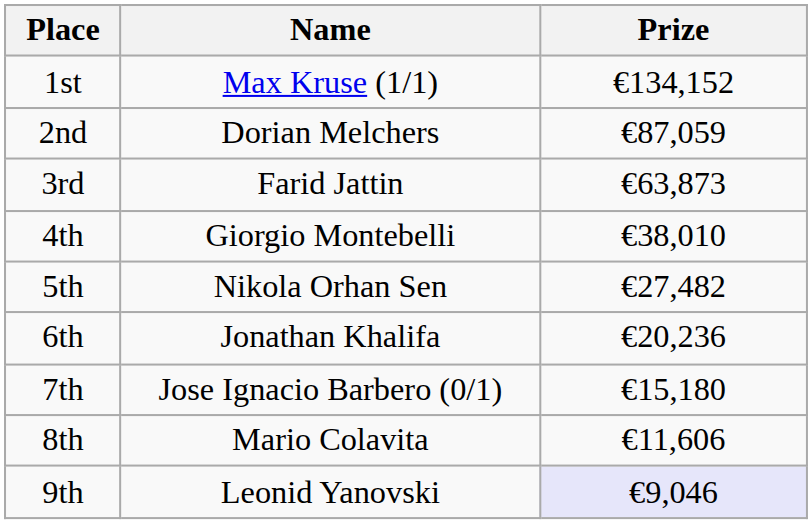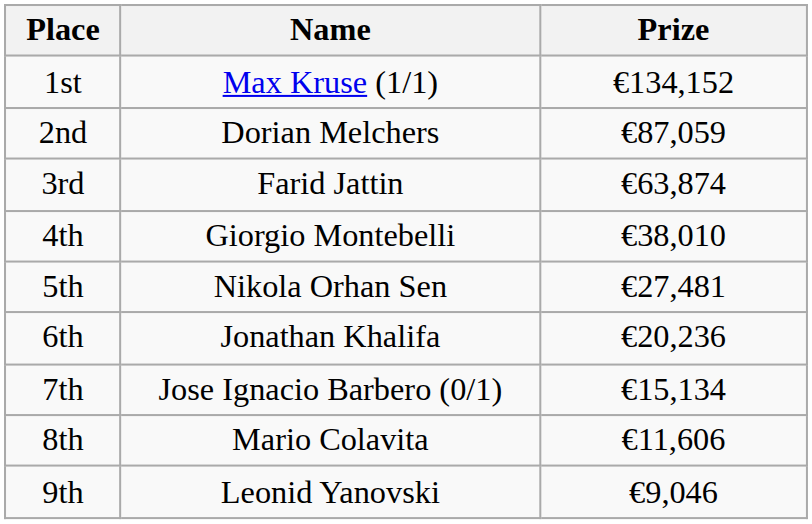(674, 183) €63,873 -> (674, 183) €63,874
(674, 286) €27,482 -> (674, 286) €27,481
(674, 388) €15,180 -> (674, 388) €15,134
(674, 491) lavender background -> (674, 491) no background
